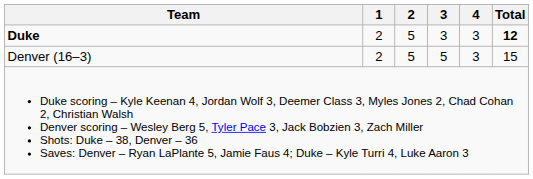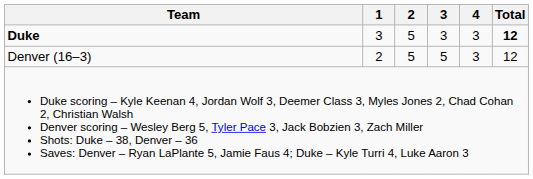(379, 35) 2 -> (379, 35) 3
(510, 56) 15 -> (510, 56) 12
